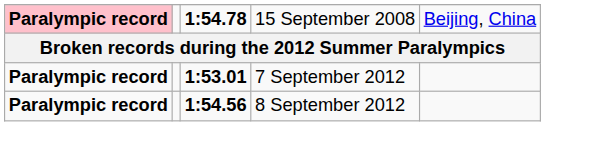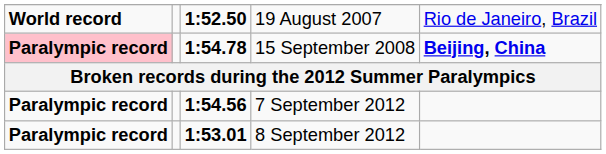+ row: (318, 18)
(480, 18) normal -> (484, 47) bold
(216, 76) 1:53.01 -> (216, 105) 1:54.56
(216, 105) 1:54.56 -> (216, 134) 1:53.01
